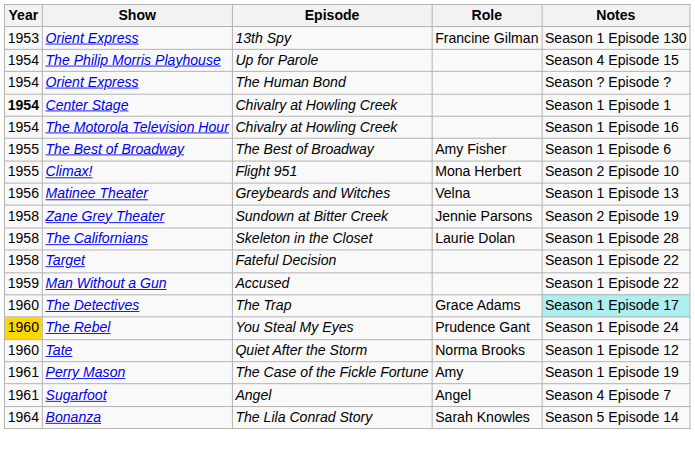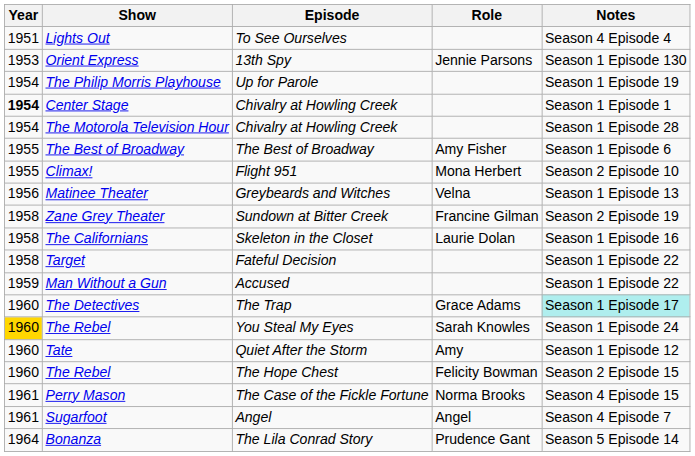+ row: (78, 37)
(487, 37) Francine Gilman -> (484, 60) Jennie Parsons
(612, 60) Season 4 Episode 15 -> (612, 82) Season 1 Episode 19
- row: (92, 82)
(612, 127) Season 1 Episode 16 -> (612, 127) Season 1 Episode 28
(484, 216) Jennie Parsons -> (487, 216) Francine Gilman
(612, 238) Season 1 Episode 28 -> (612, 238) Season 1 Episode 16
(483, 328) Prudence Gant -> (483, 328) Sarah Knowles
(480, 350) Norma Brooks -> (449, 350) Amy
+ row: (78, 372)
(449, 372) Amy -> (480, 395) Norma Brooks
(612, 372) Season 1 Episode 19 -> (612, 395) Season 4 Episode 15
(483, 417) Sarah Knowles -> (483, 439) Prudence Gant
